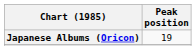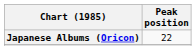(167, 38) 19 -> (167, 38) 22
